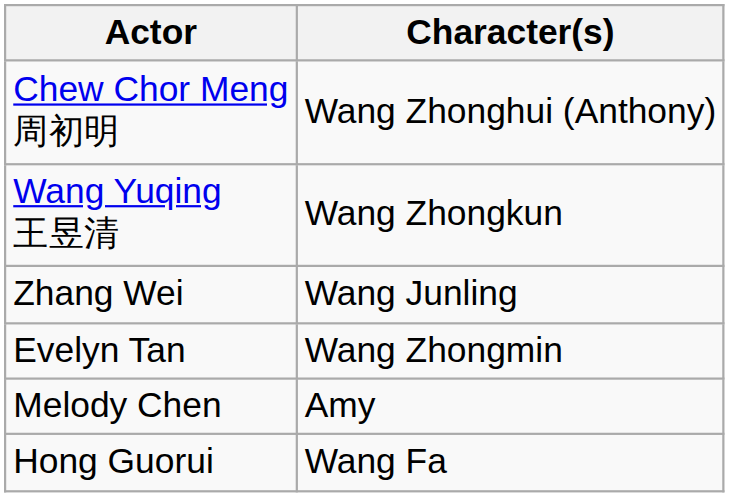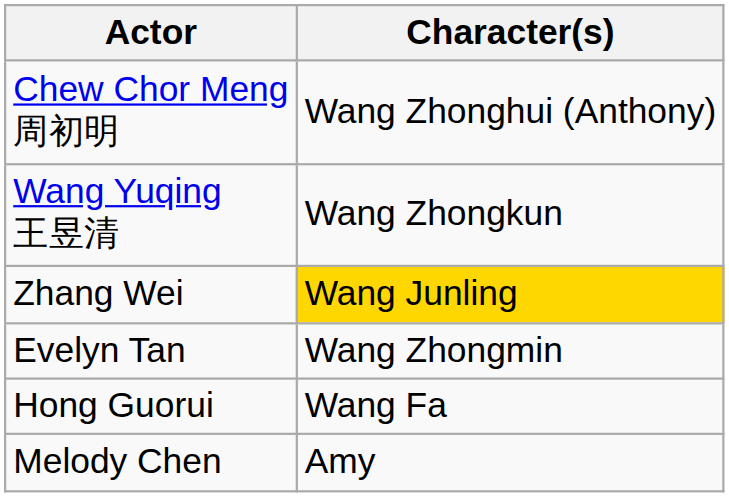(411, 293) no background -> (411, 293) gold background
rows swapped: (117, 405) <-> (113, 461)
